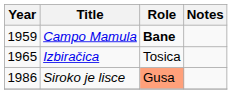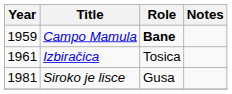(22, 57) 1965 -> (22, 57) 1961
(22, 78) 1986 -> (22, 78) 1981
(159, 78) lightsalmon background -> (159, 78) no background
